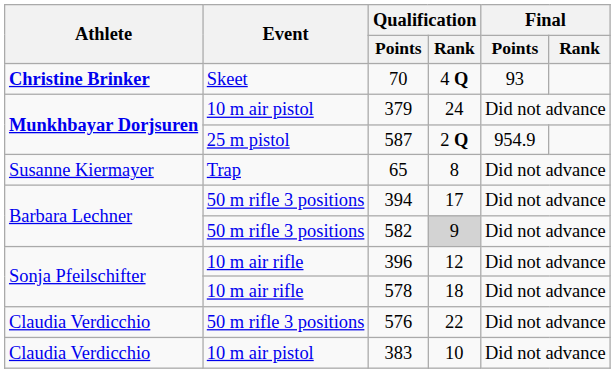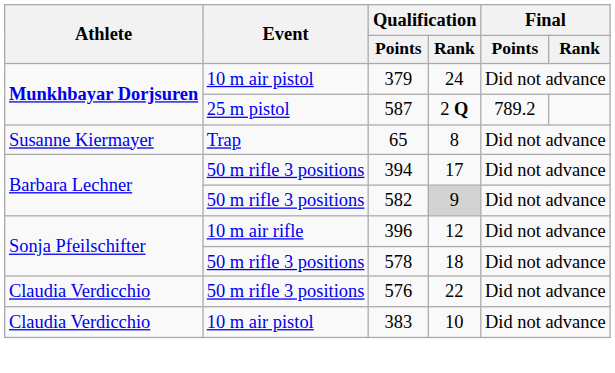- row: (398, 79)
(515, 140) 954.9 -> (515, 109) 789.2
(255, 292) 10 m air rifle -> (286, 261) 50 m rifle 3 positions
